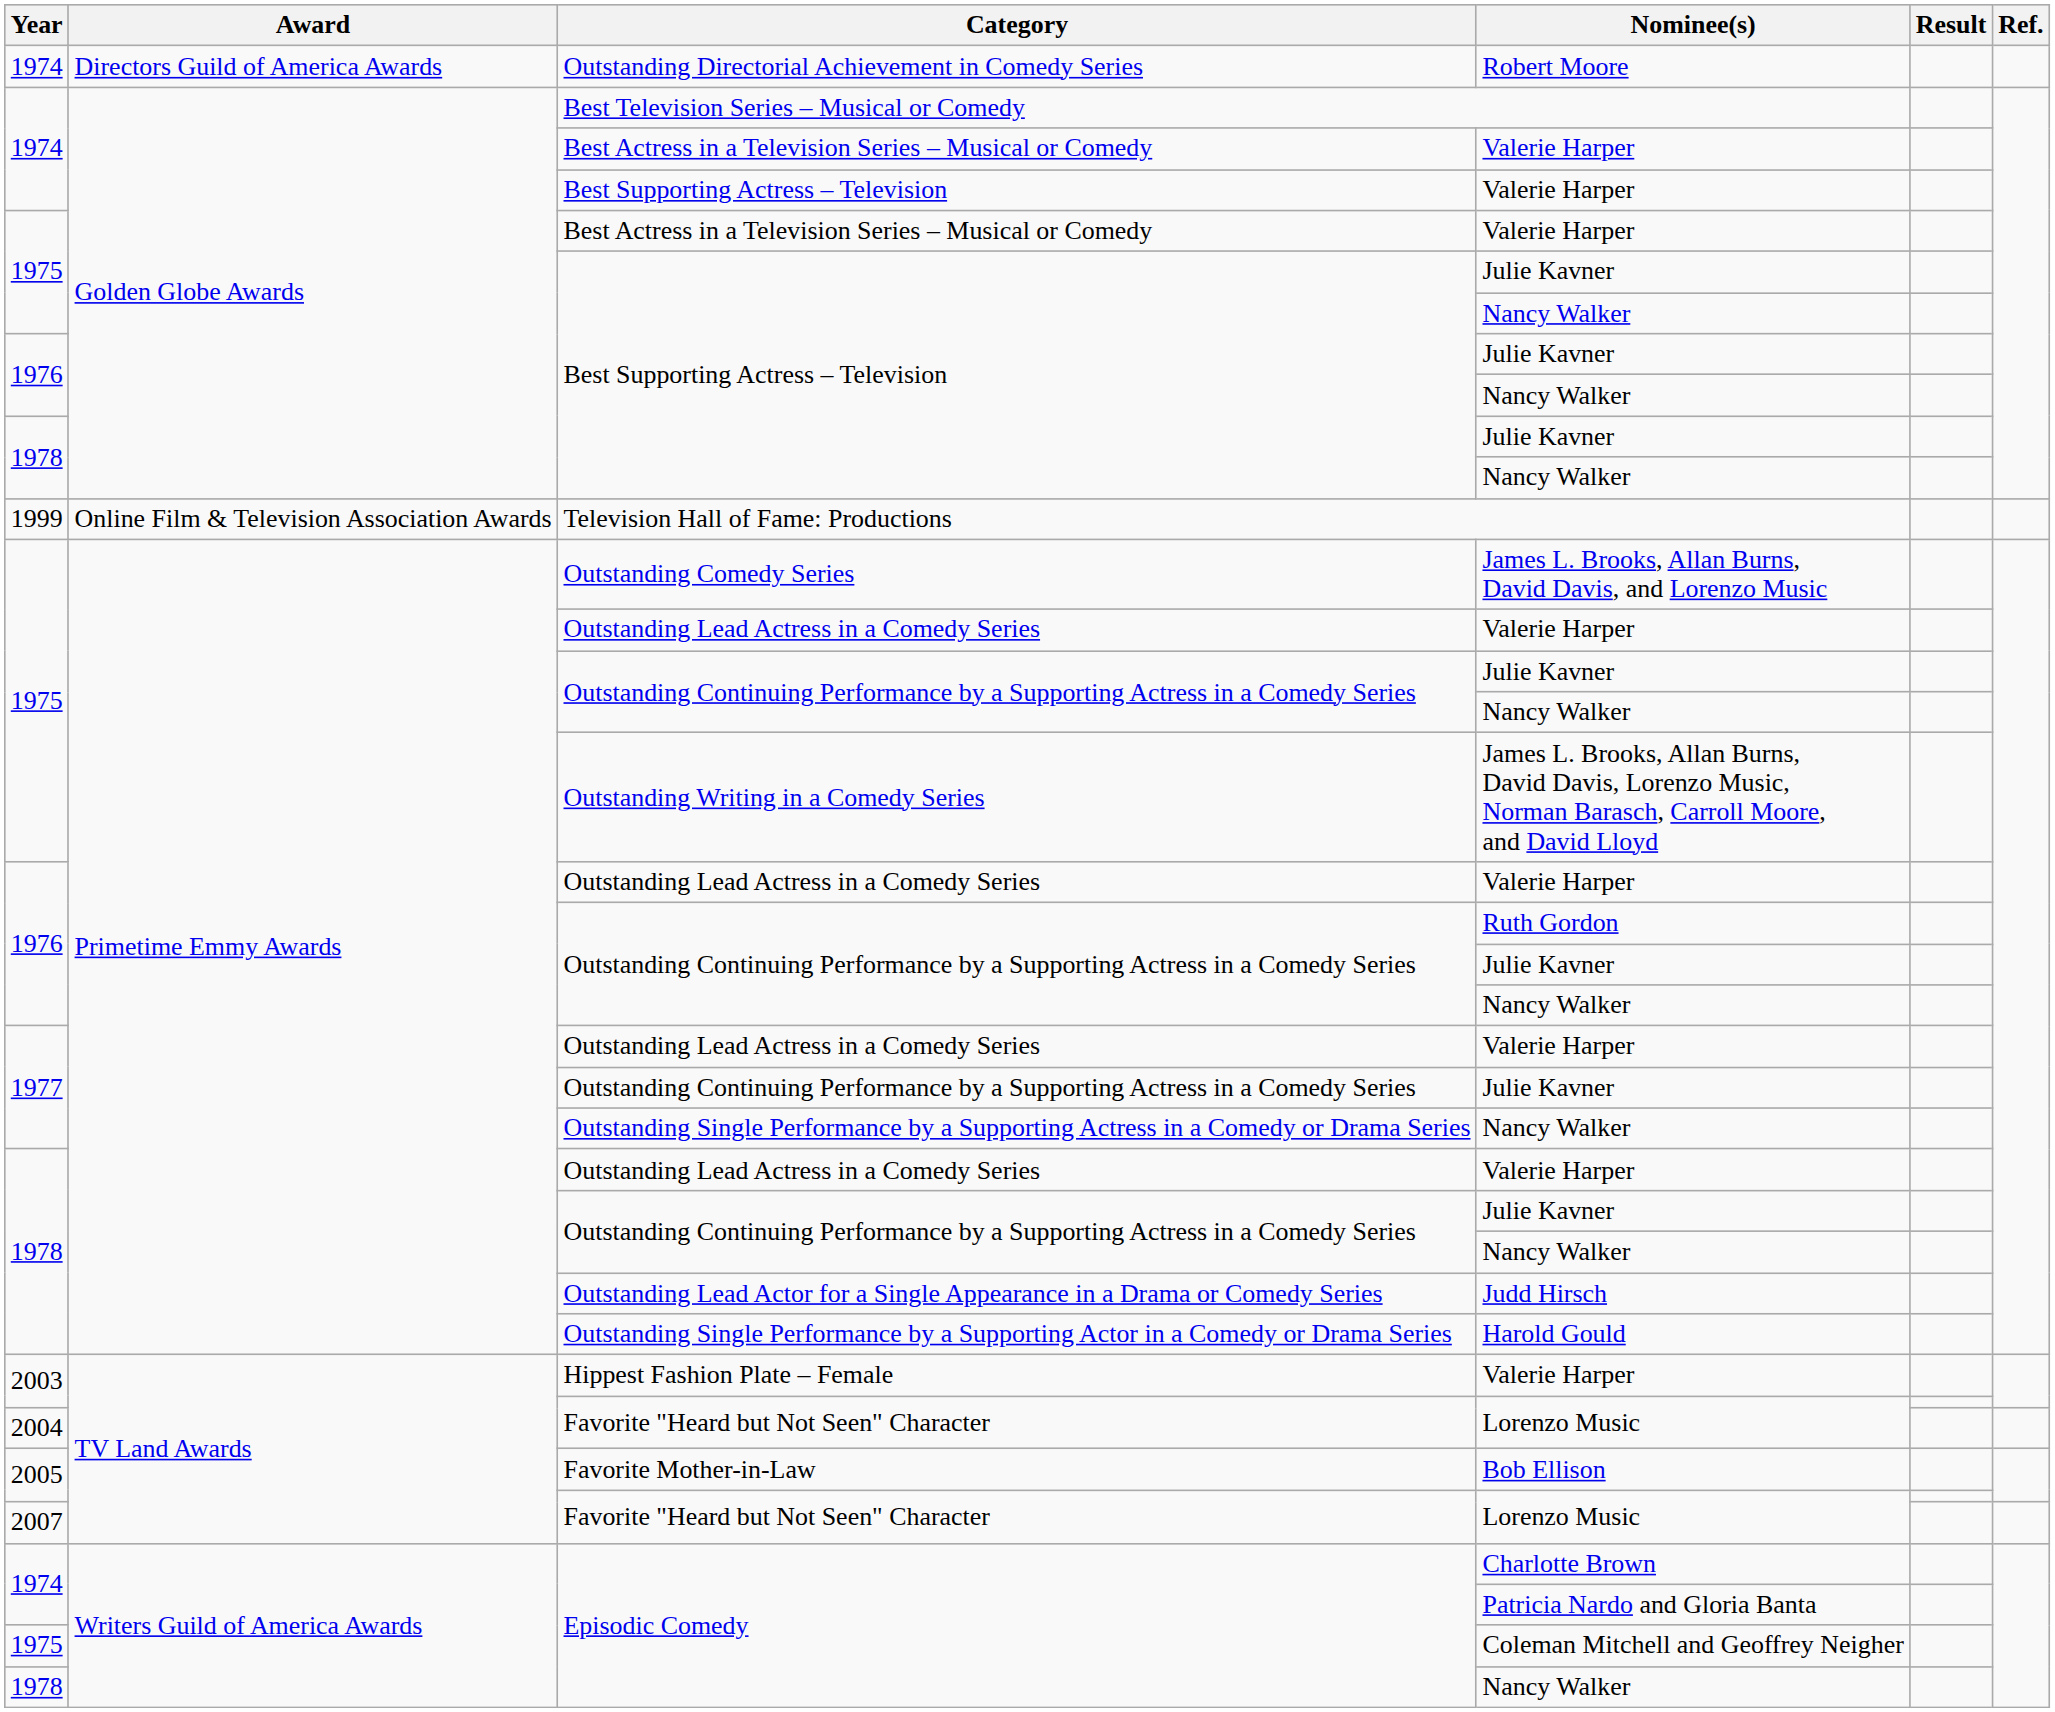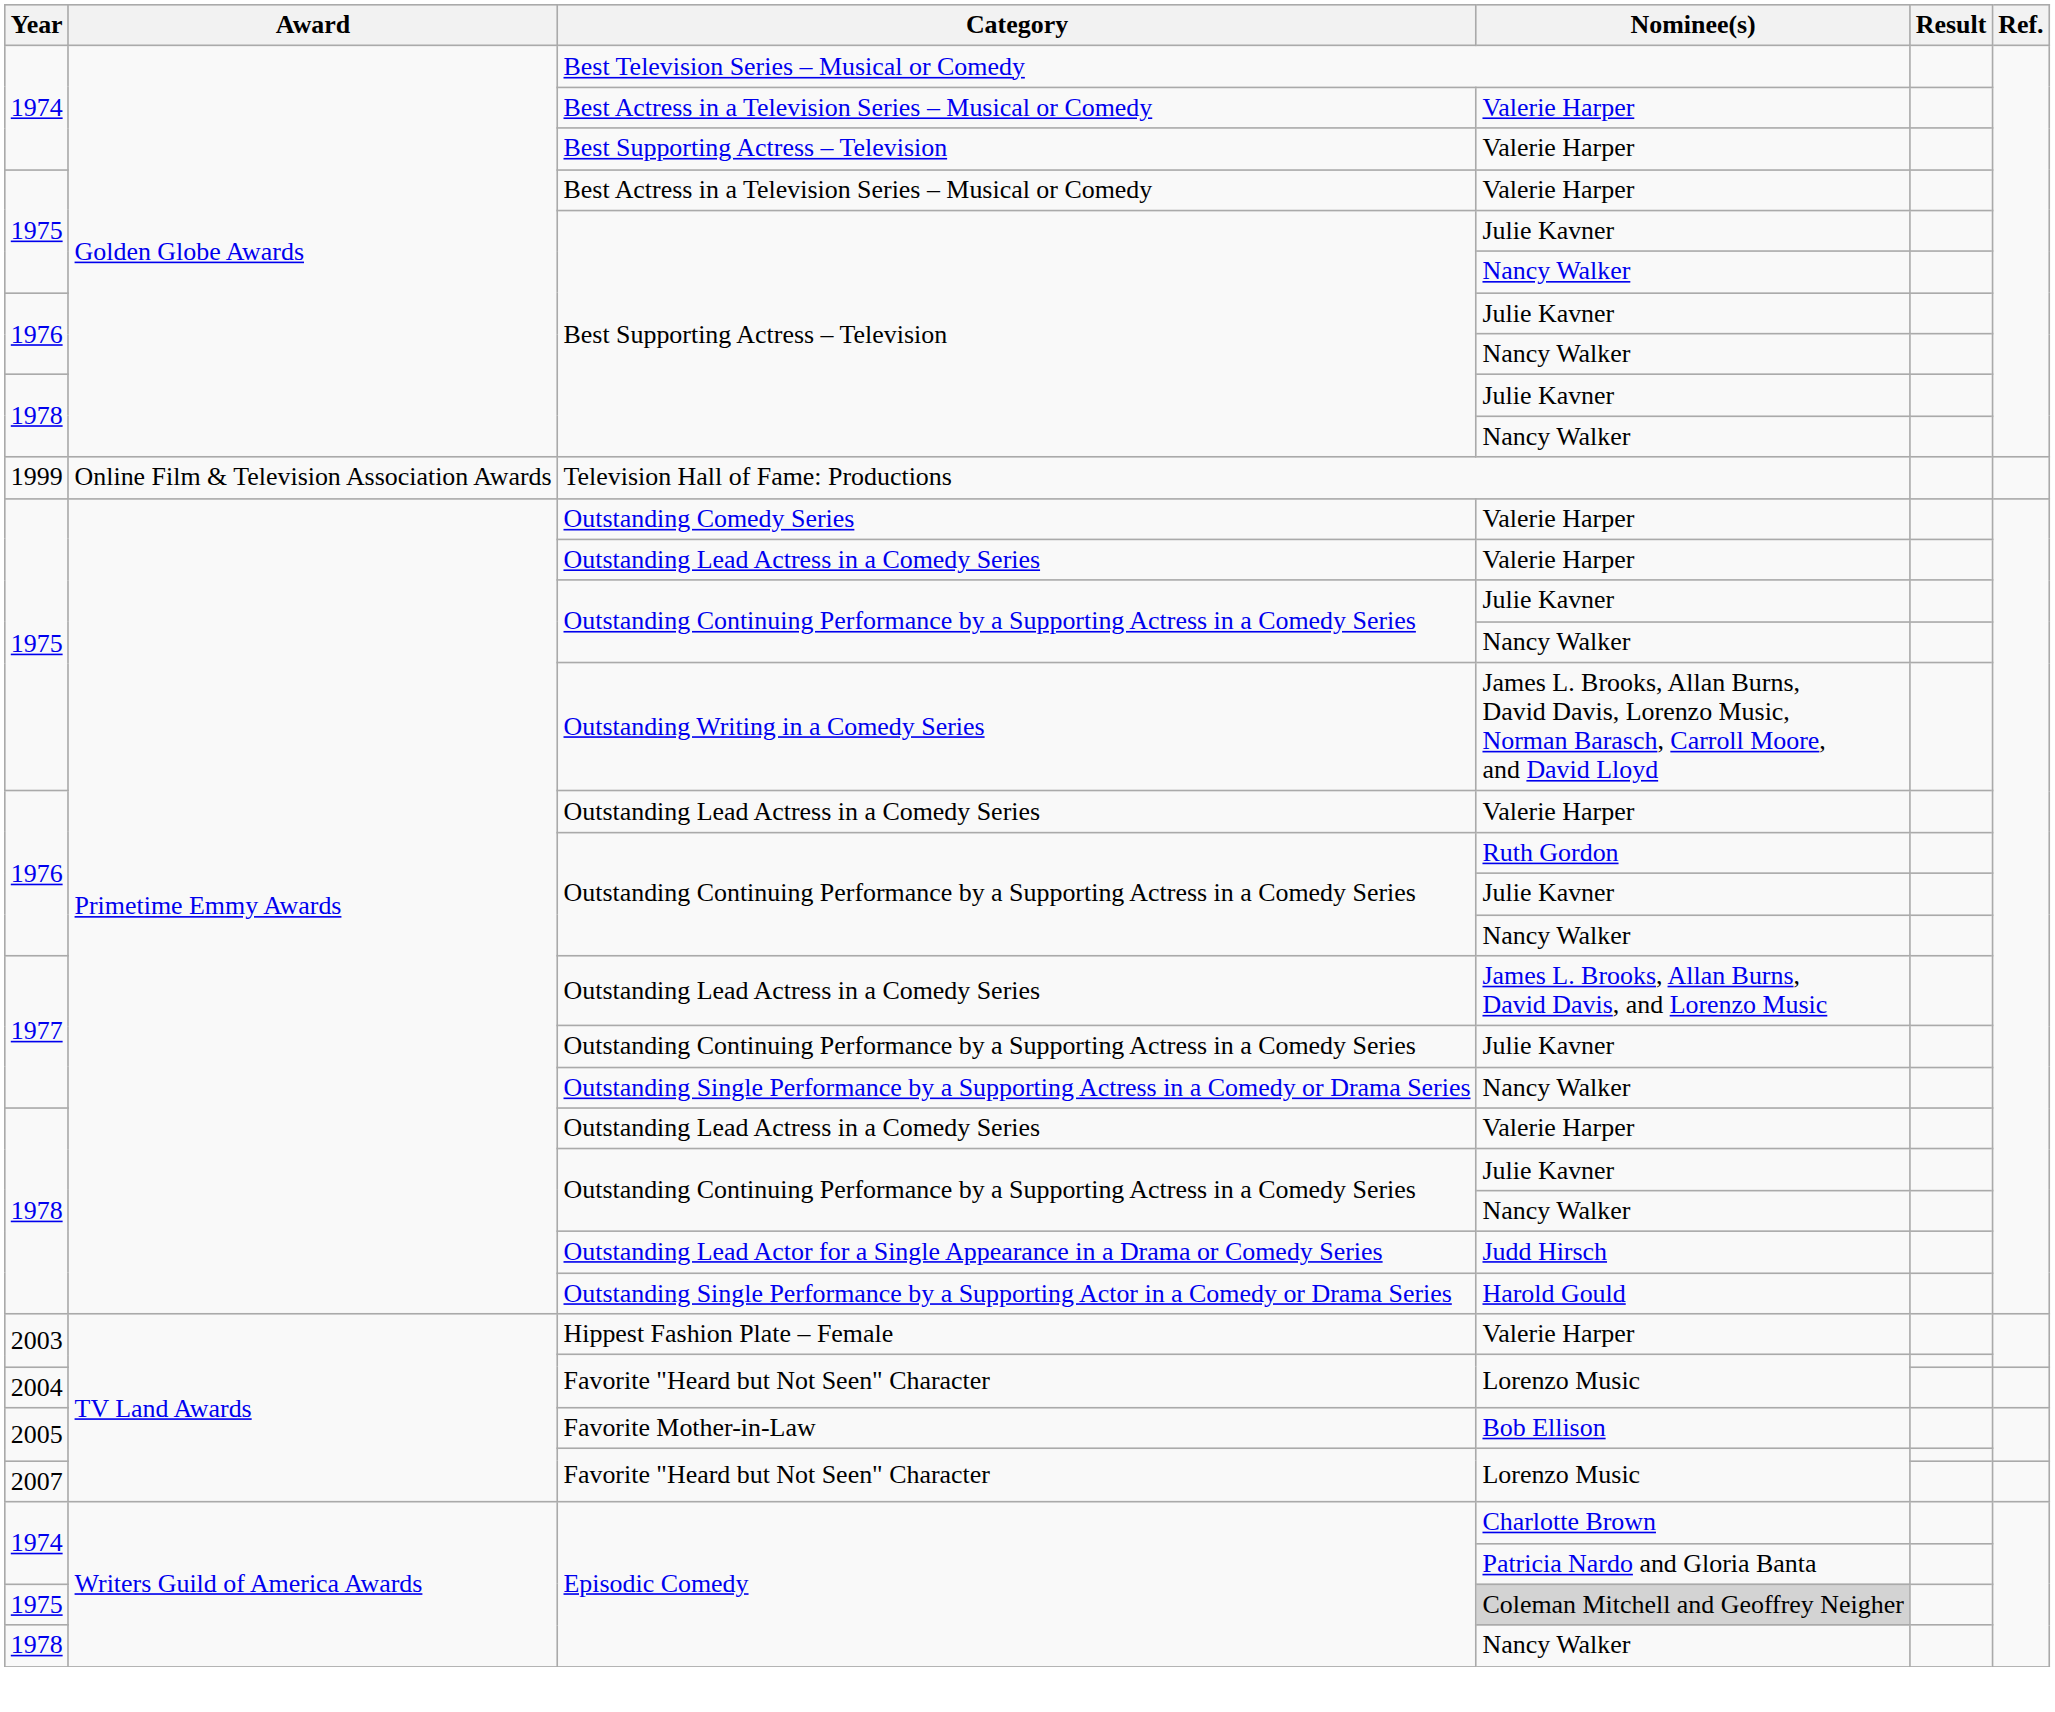- row: (37, 66)
(1655, 574) James L. Brooks, Allan Burns, David Davis, and Lorenzo Music -> (1558, 518) Valerie Harper
(1558, 1046) Valerie Harper -> (1655, 990) James L. Brooks, Allan Burns, David Davis, and Lorenzo Music
(1693, 1645) no background -> (1693, 1604) lightgrey background
